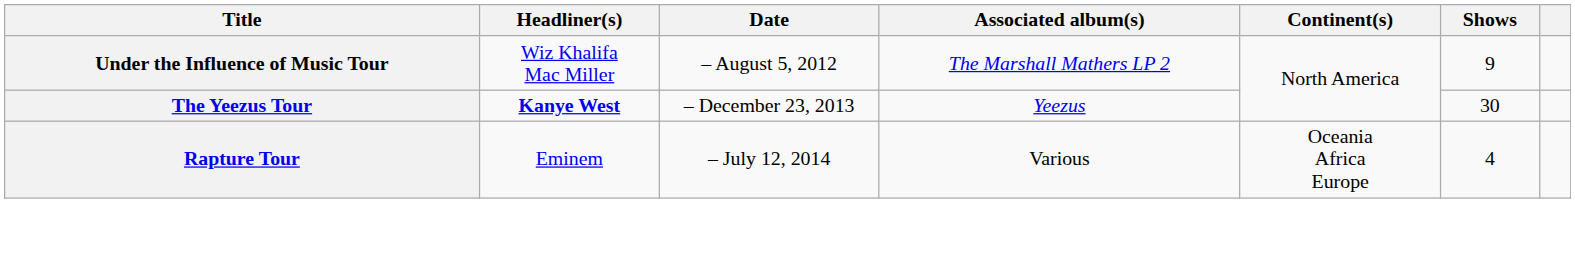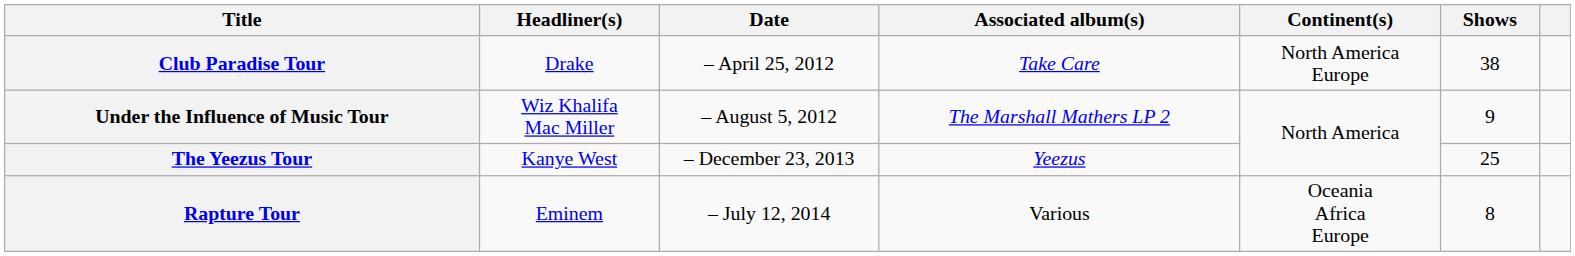+ row: (242, 62)
(569, 105) bold -> (569, 159) normal
(1490, 105) 30 -> (1490, 159) 25
(1490, 159) 4 -> (1490, 213) 8
